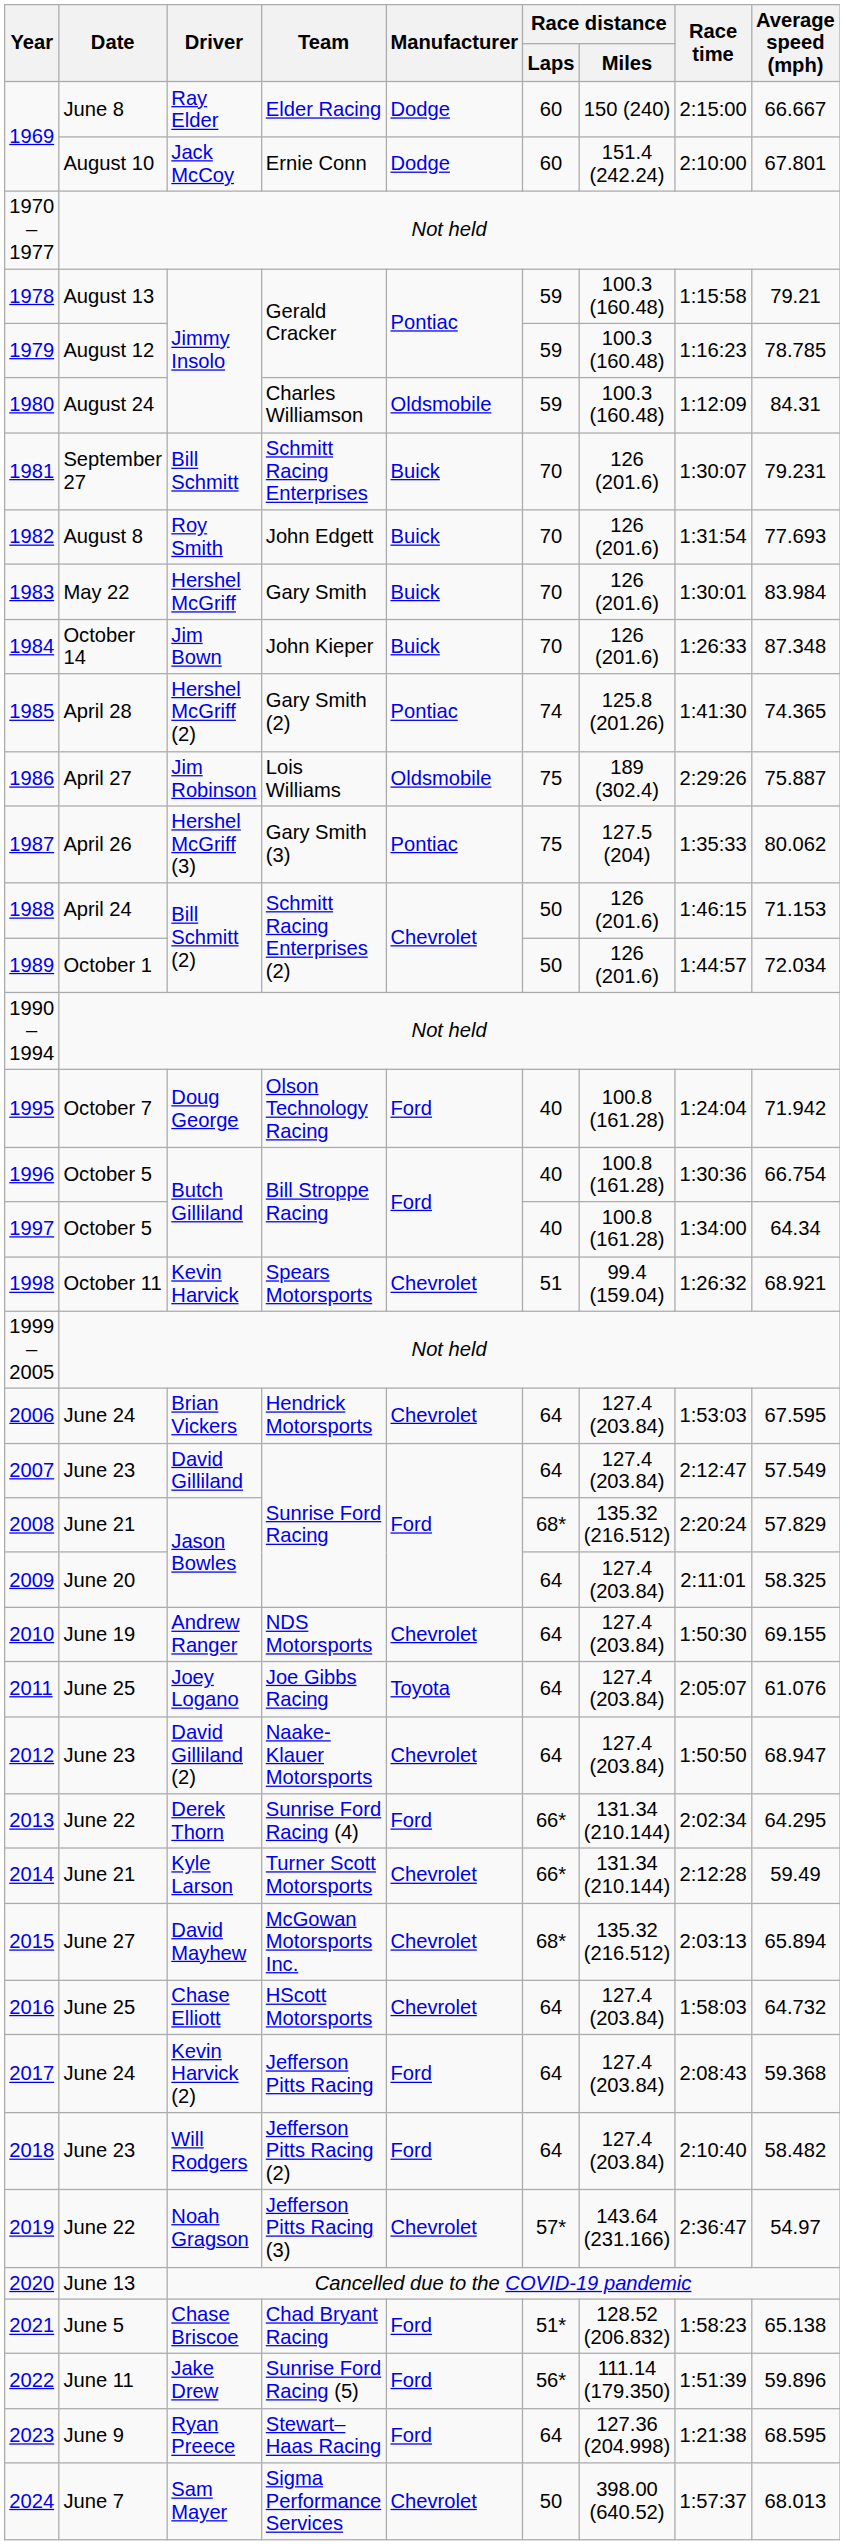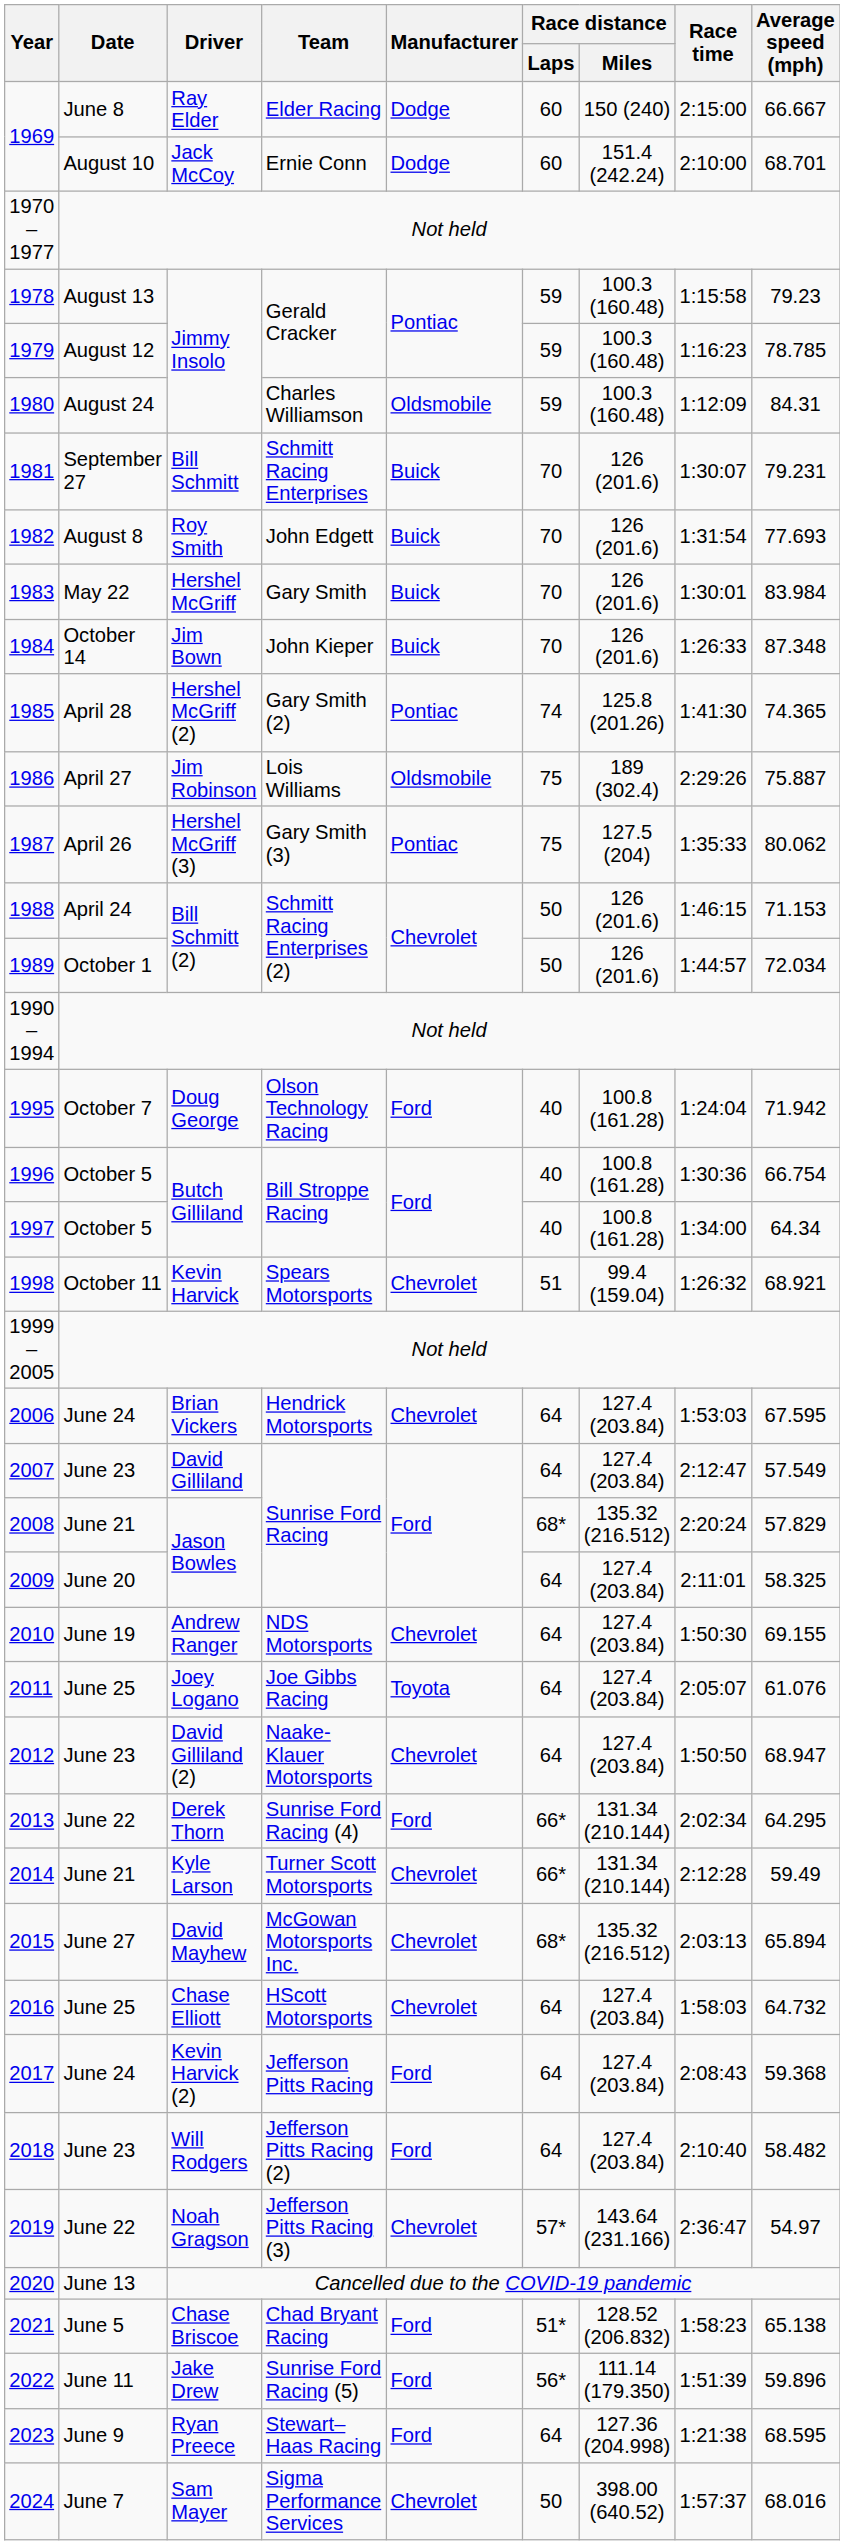(795, 163) 67.801 -> (795, 163) 68.701
(795, 295) 79.21 -> (795, 295) 79.23
(795, 2501) 68.013 -> (795, 2501) 68.016
